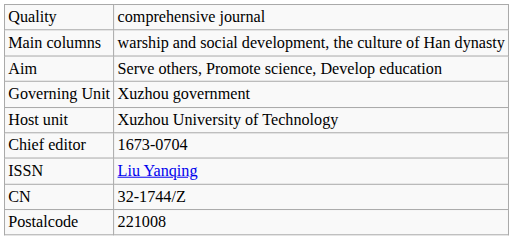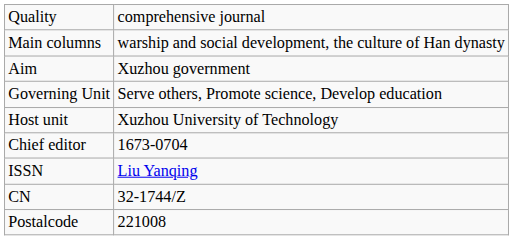(280, 68) Serve others, Promote science, Develop education -> (184, 68) Xuzhou government
(184, 94) Xuzhou government -> (280, 94) Serve others, Promote science, Develop education
